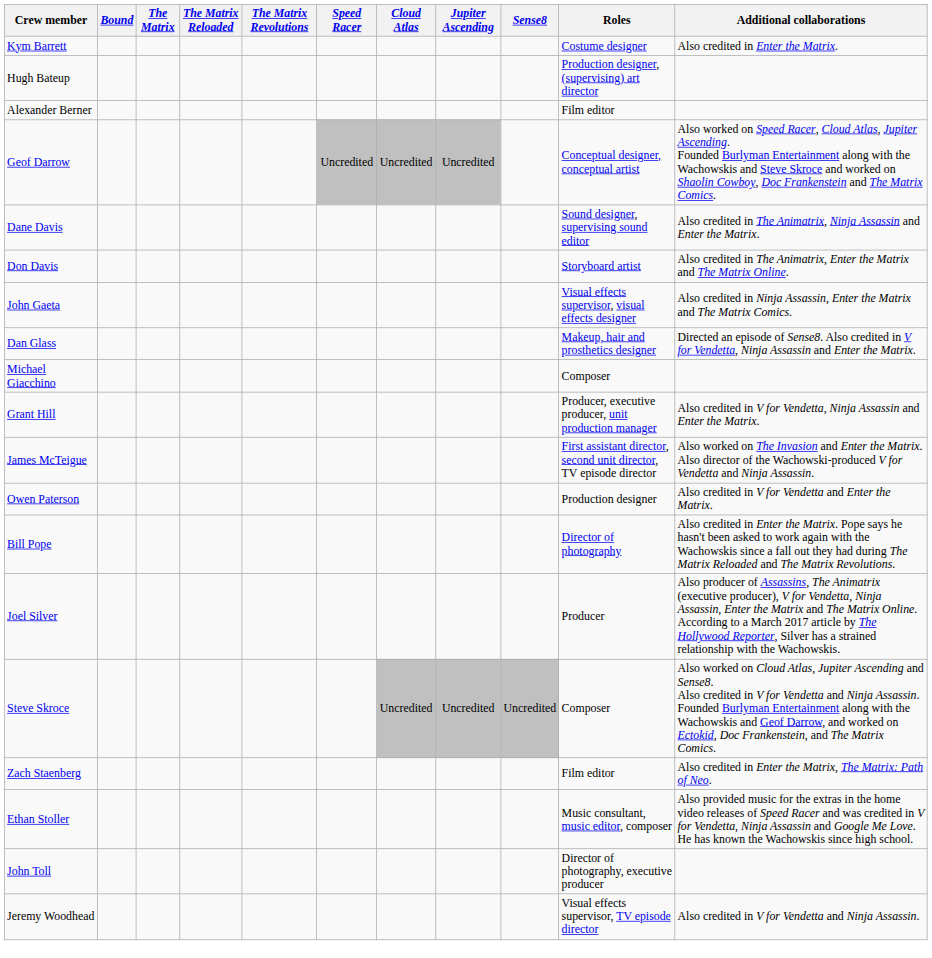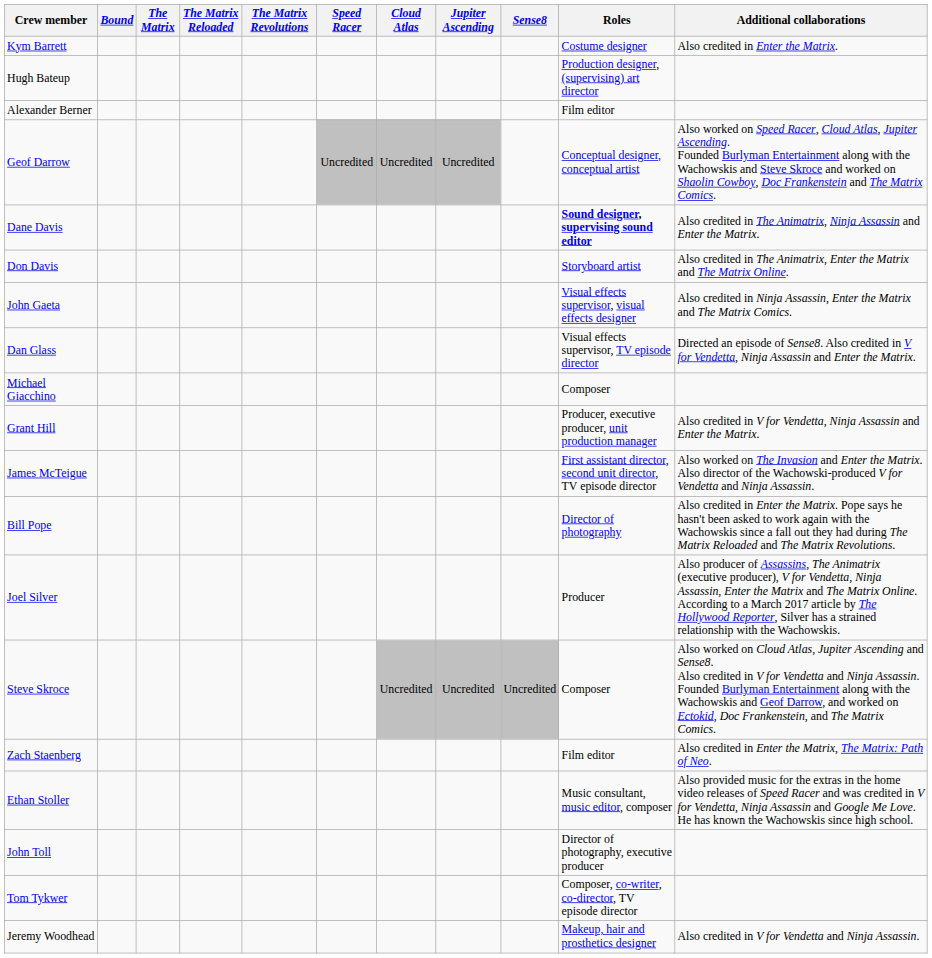(605, 227) normal -> (607, 227) bold
(609, 343) Makeup, hair and prosthetics designer -> (616, 350) Visual effects supervisor, TV episode director
- row: (43, 498)
+ row: (37, 898)
(616, 916) Visual effects supervisor, TV episode director -> (609, 936) Makeup, hair and prosthetics designer
